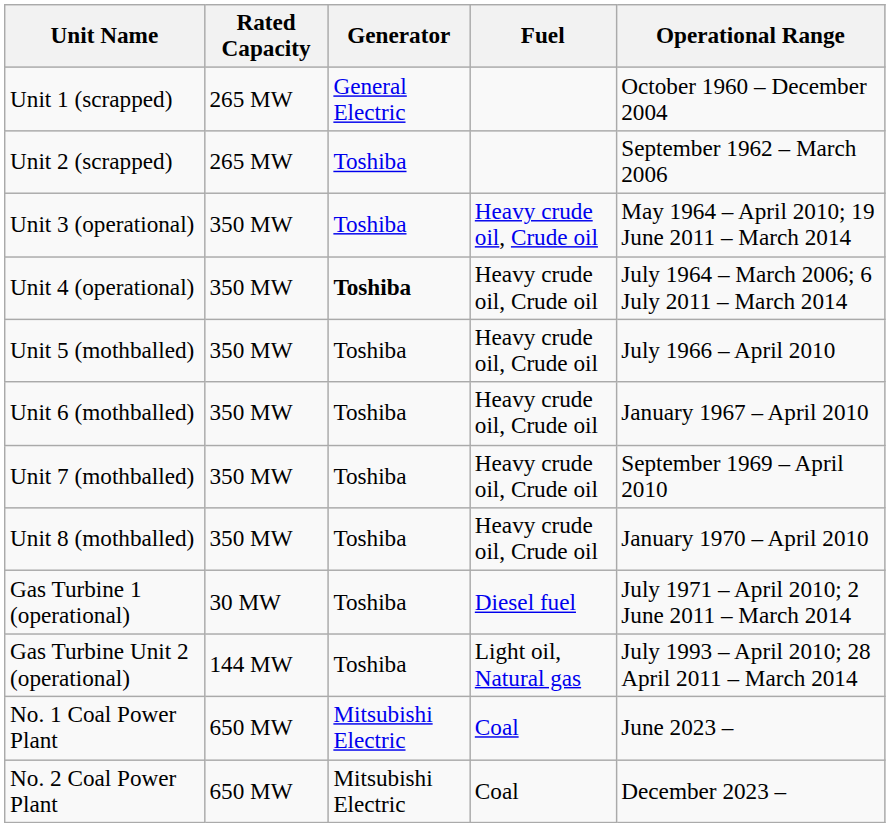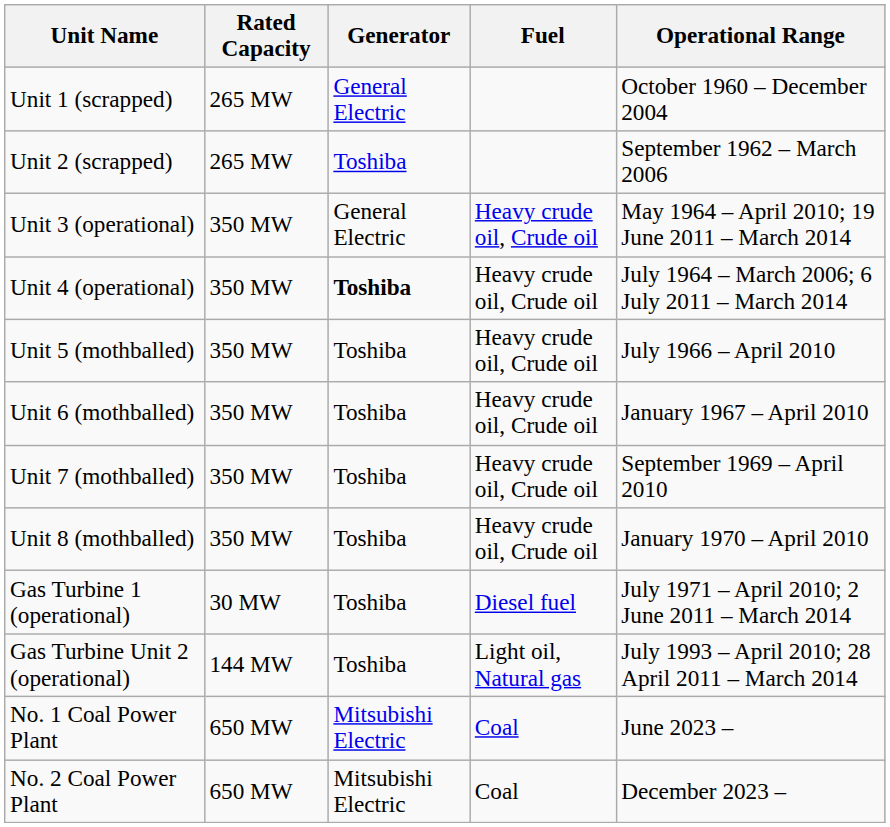(370, 224) Toshiba -> (370, 224) General Electric
